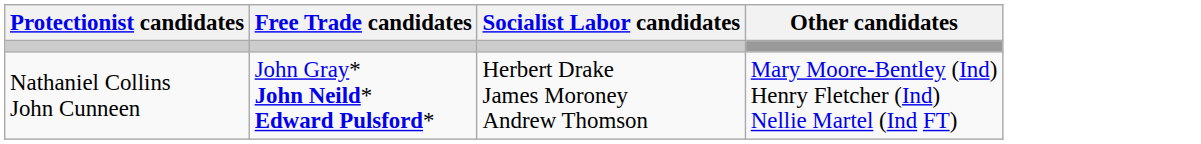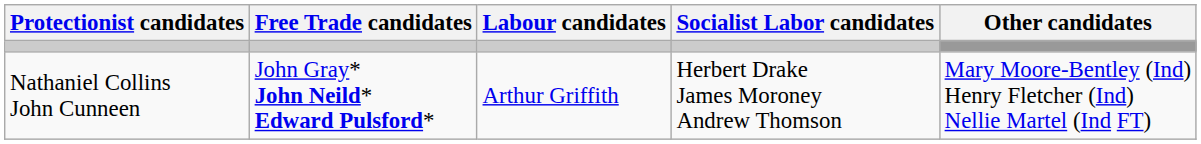+ column: (574, 22)
